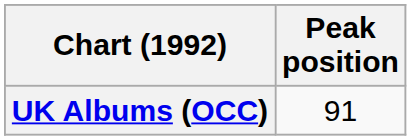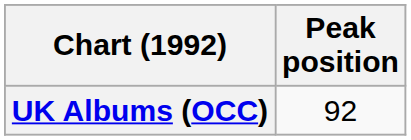(340, 109) 91 -> (340, 109) 92
